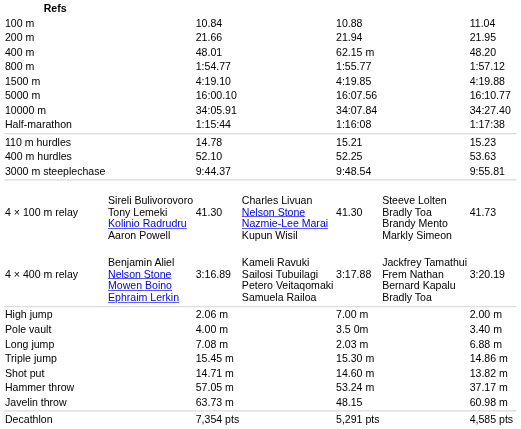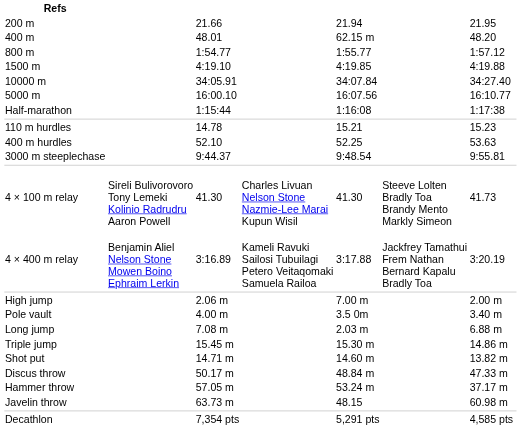- row: (20, 23)
rows swapped: (23, 96) <-> (26, 110)
+ row: (35, 373)
